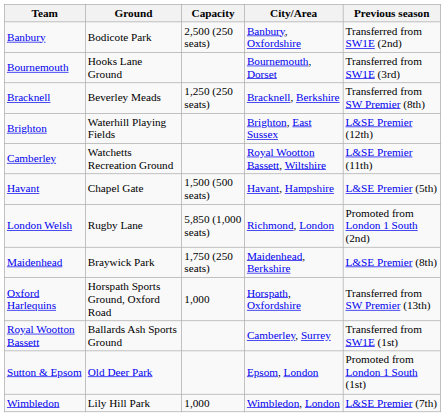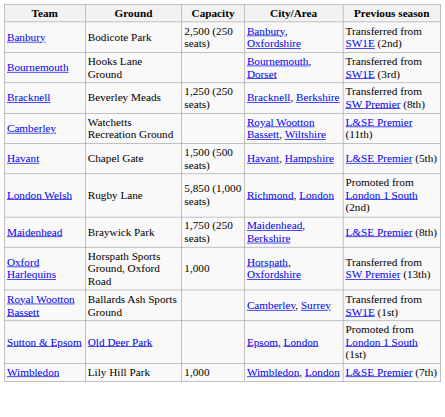- row: (27, 128)
